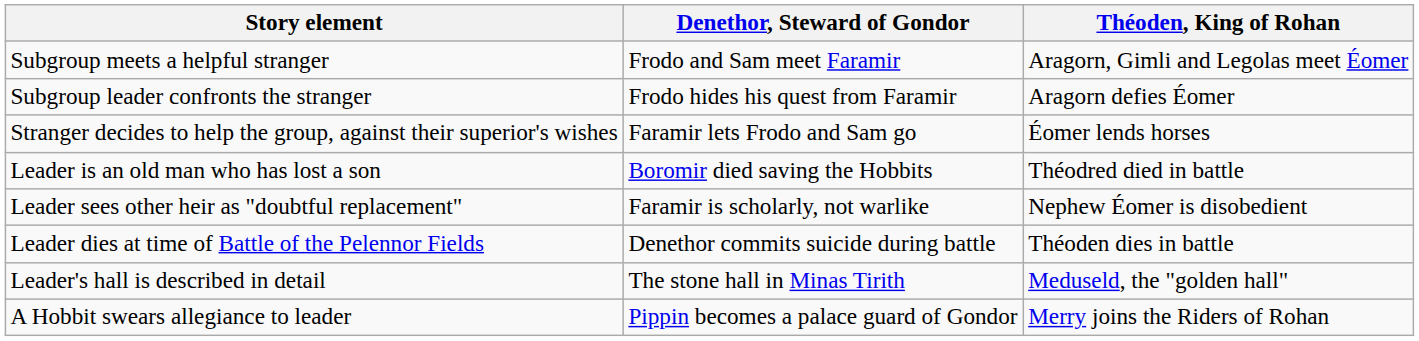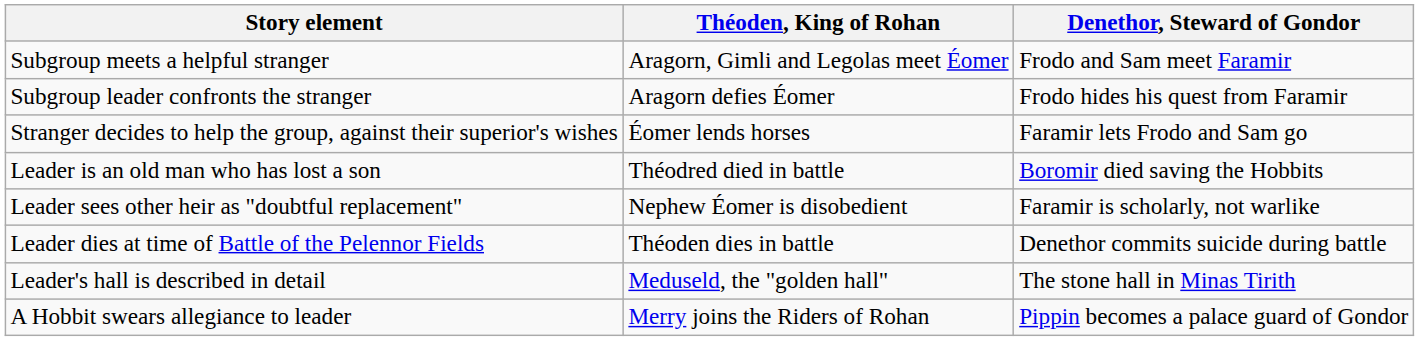columns swapped: (1218, 22) <-> (823, 22)
